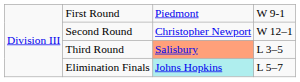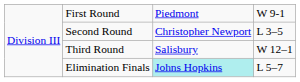(275, 31) W 12–1 -> (270, 31) L 3–5
(176, 49) lightsalmon background -> (176, 49) no background
(270, 49) L 3–5 -> (275, 49) W 12–1
